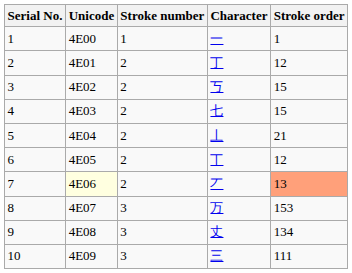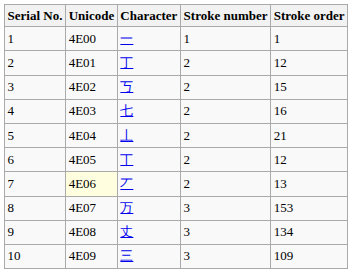columns swapped: (239, 15) <-> (162, 15)
(280, 111) 15 -> (280, 111) 16
(280, 183) lightsalmon background -> (280, 183) no background
(283, 256) 111 -> (283, 256) 109
